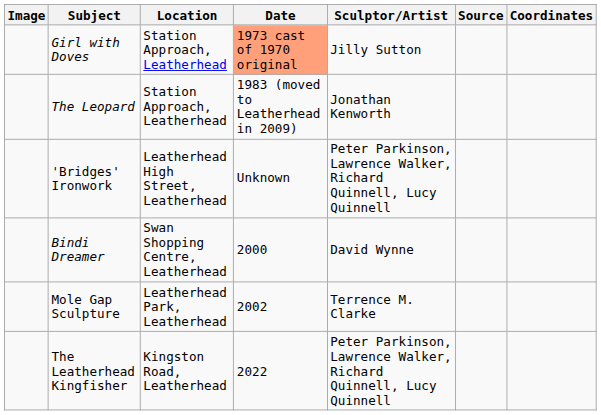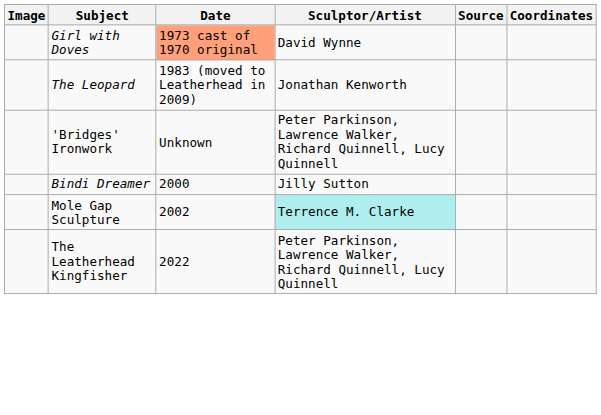- column: (187, 15)
(376, 50) Jilly Sutton -> (319, 43) David Wynne
(372, 250) David Wynne -> (323, 184) Jilly Sutton
(372, 307) no background -> (346, 212) paleturquoise background
